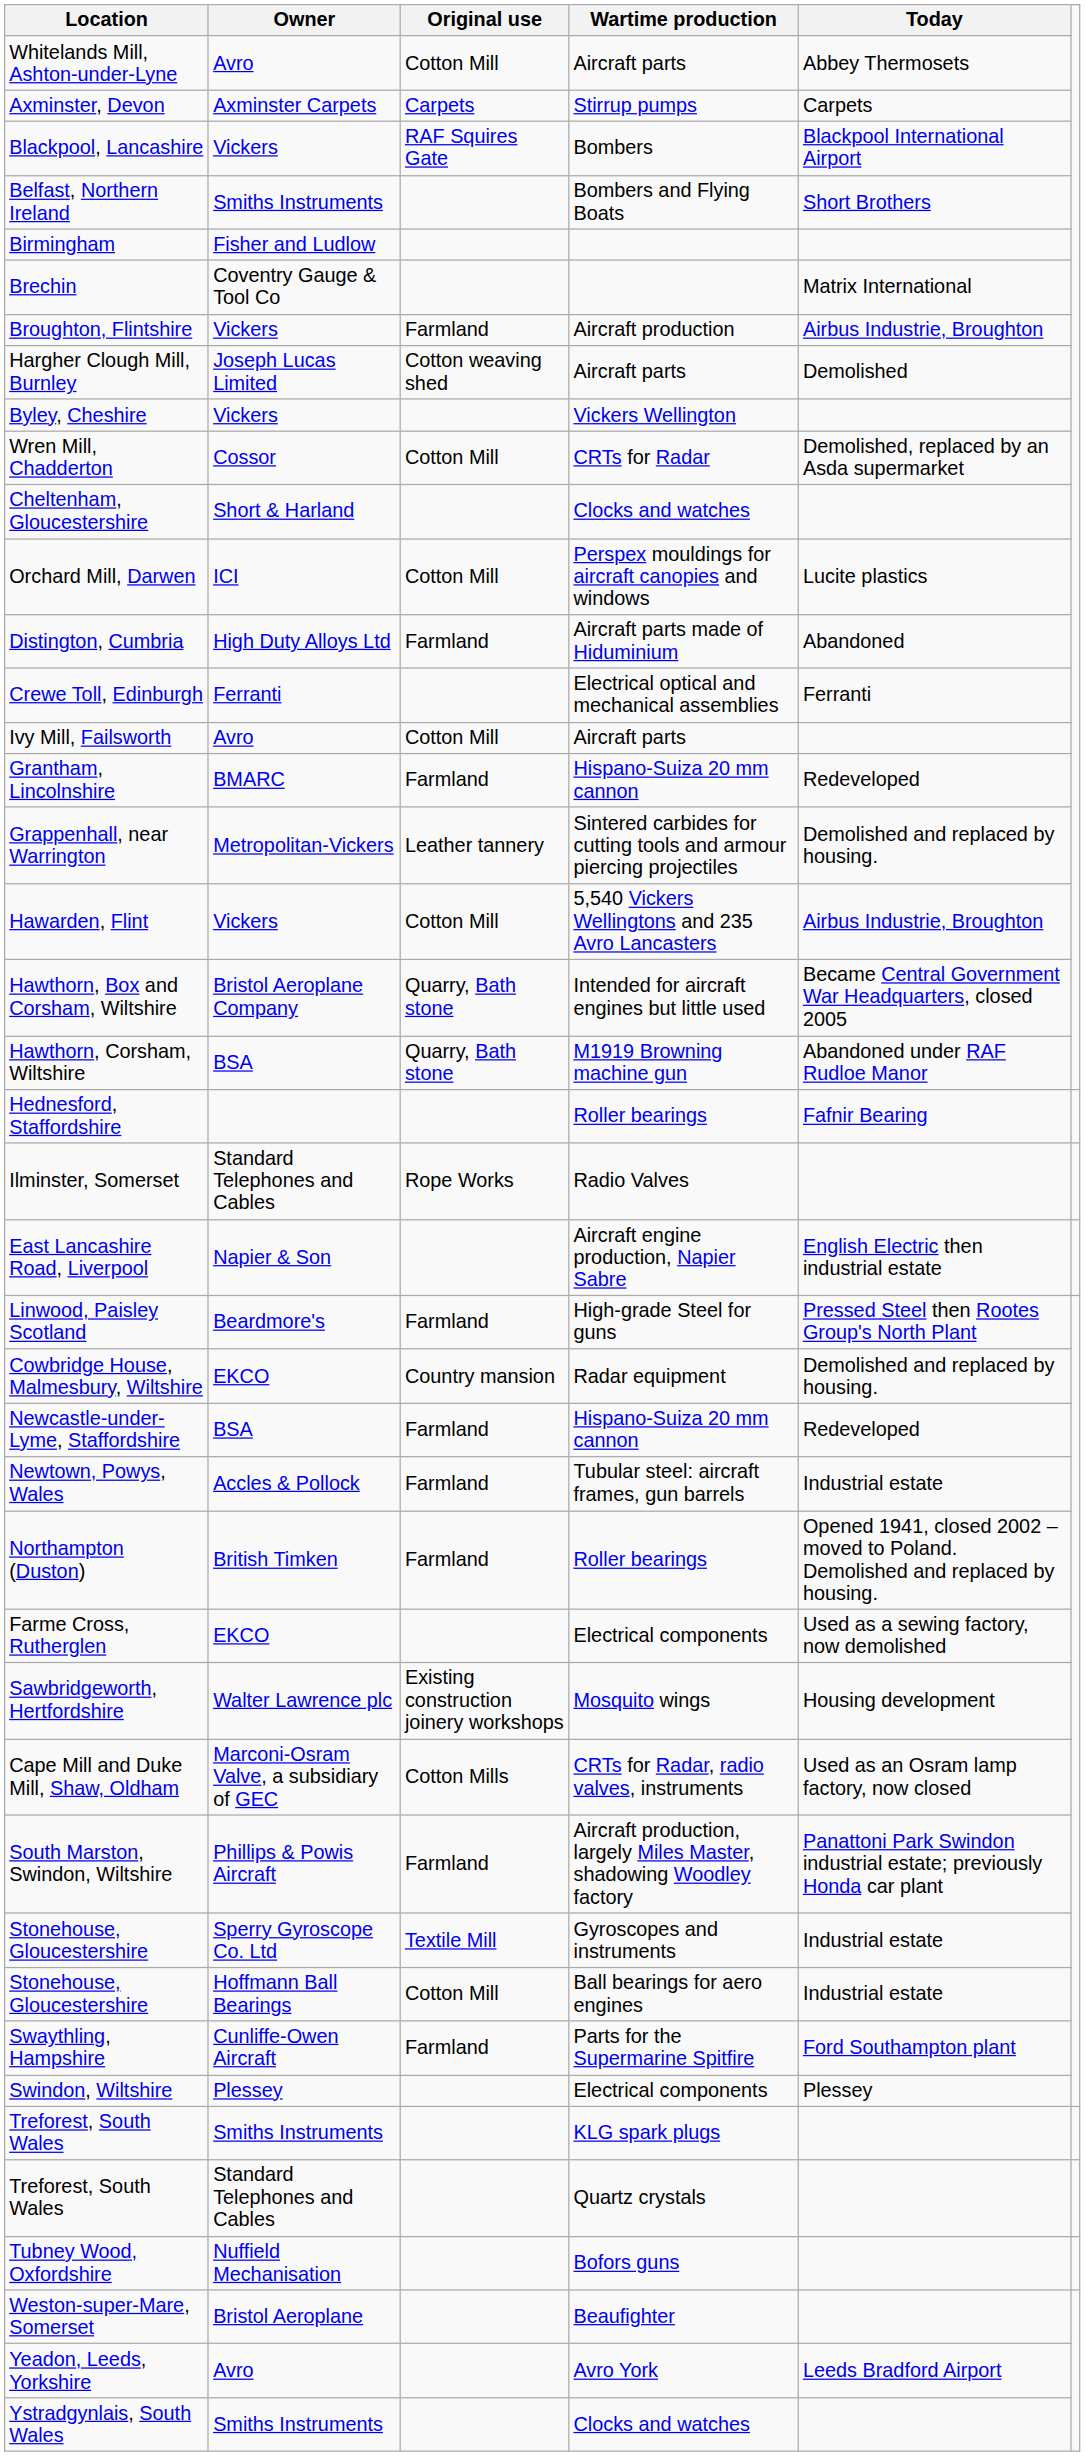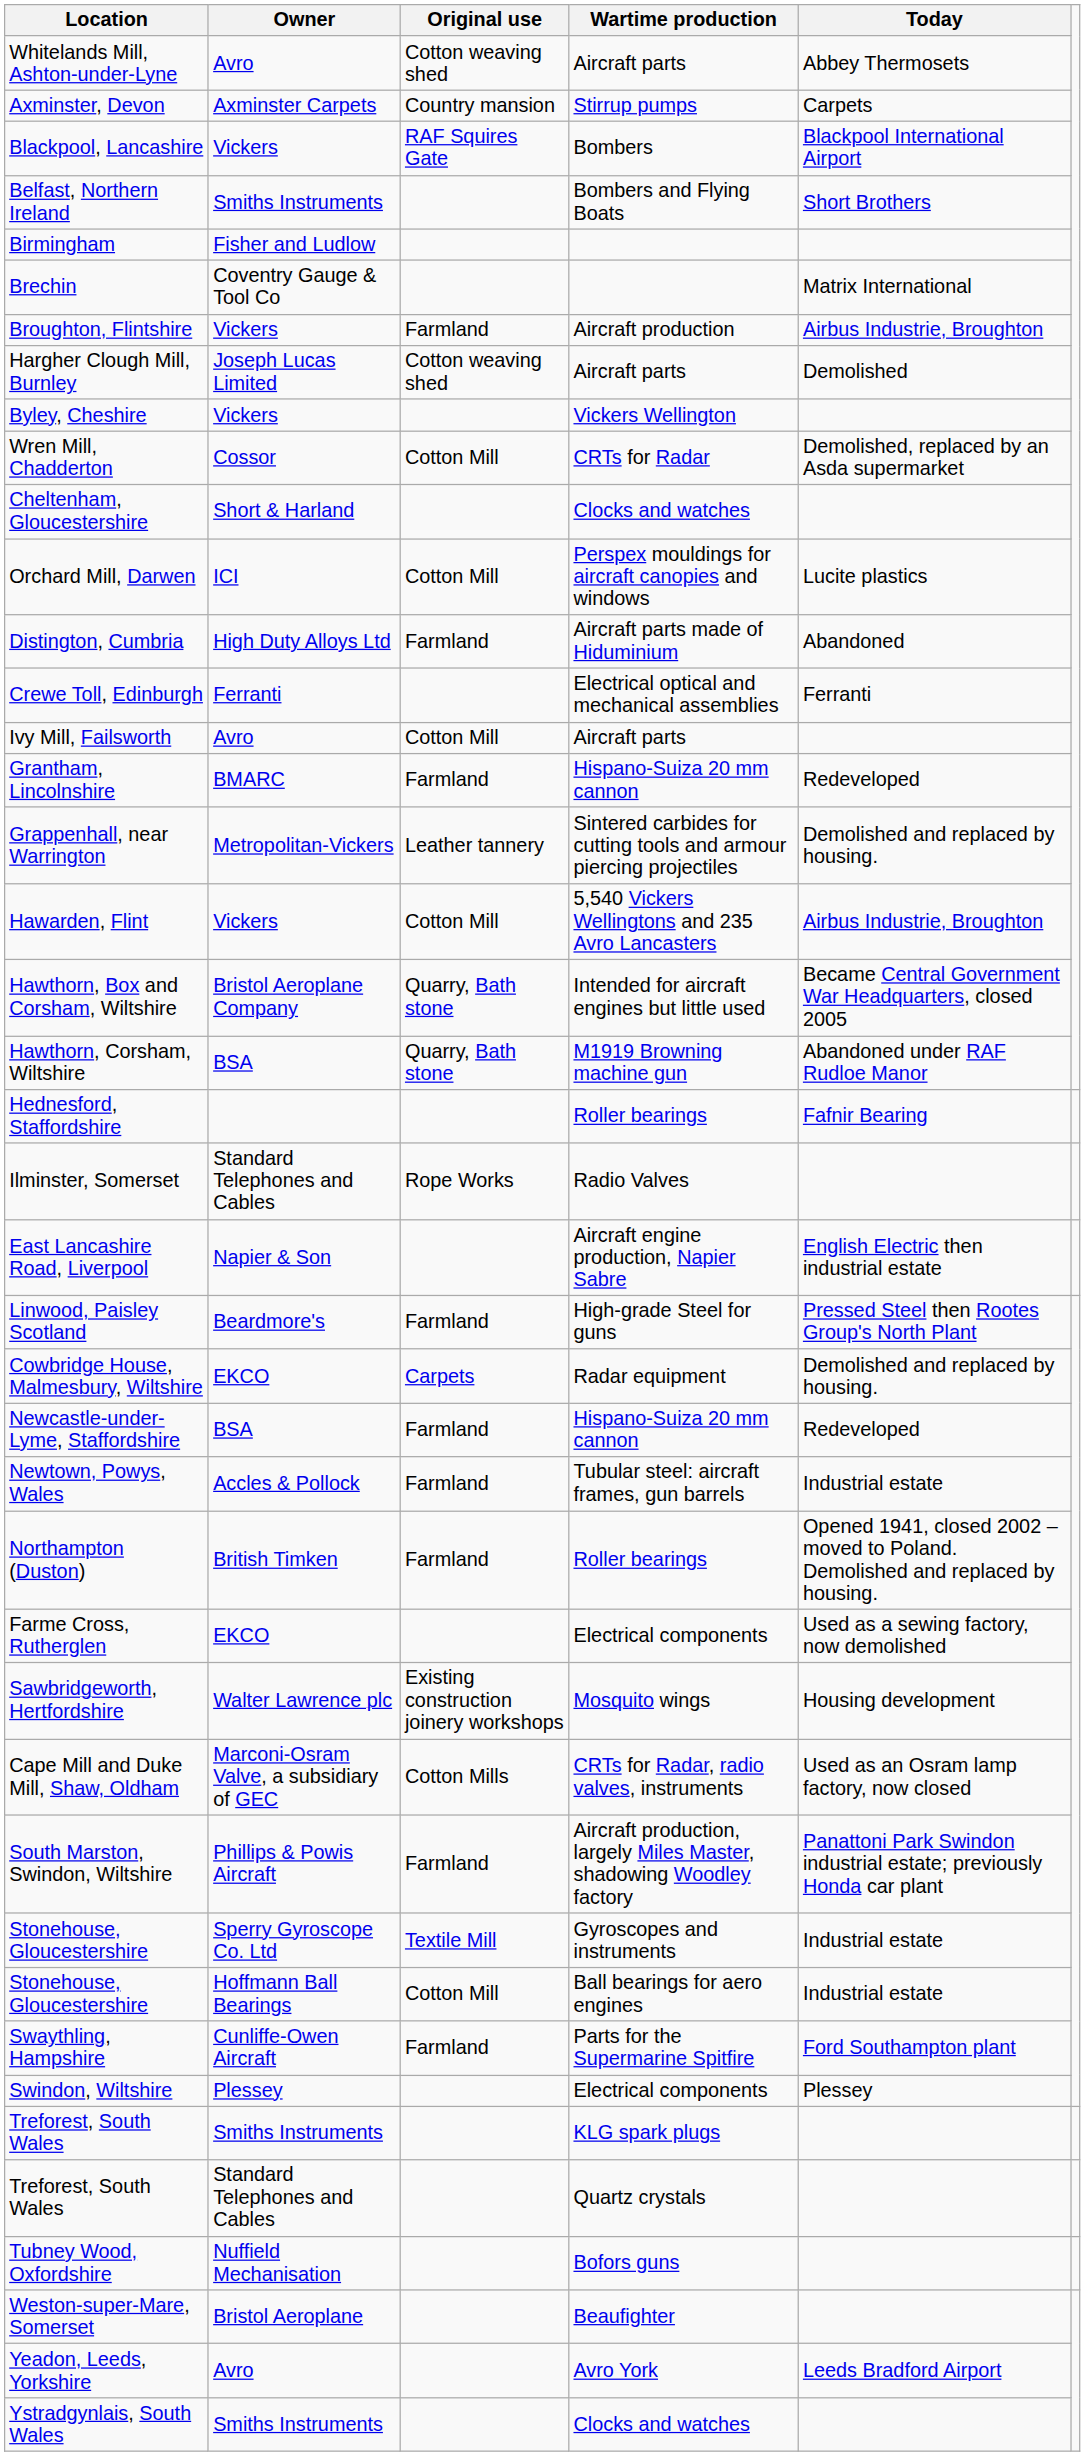(452, 62) Cotton Mill -> (473, 62) Cotton weaving shed
(440, 105) Carpets -> (480, 105) Country mansion
(480, 1376) Country mansion -> (440, 1376) Carpets
